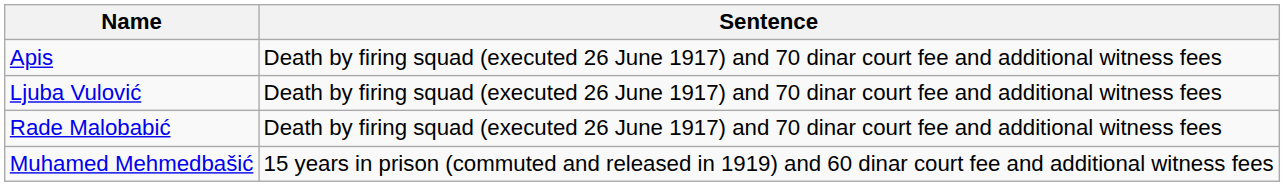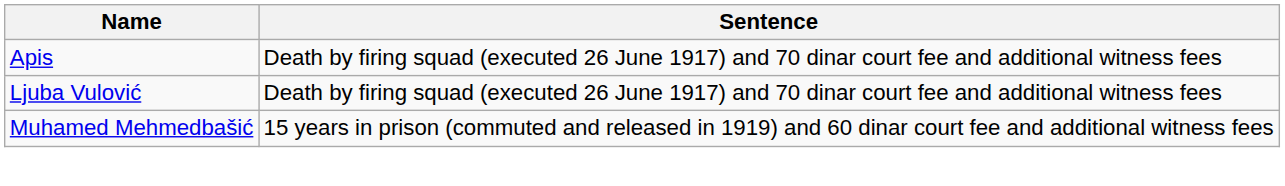- row: (90, 127)
